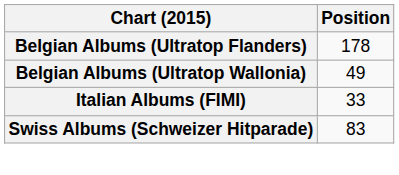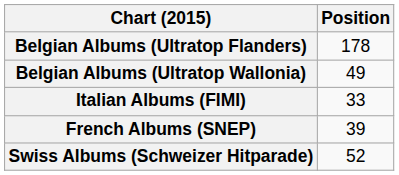+ row: (161, 128)
(356, 128) 83 -> (356, 156) 52
